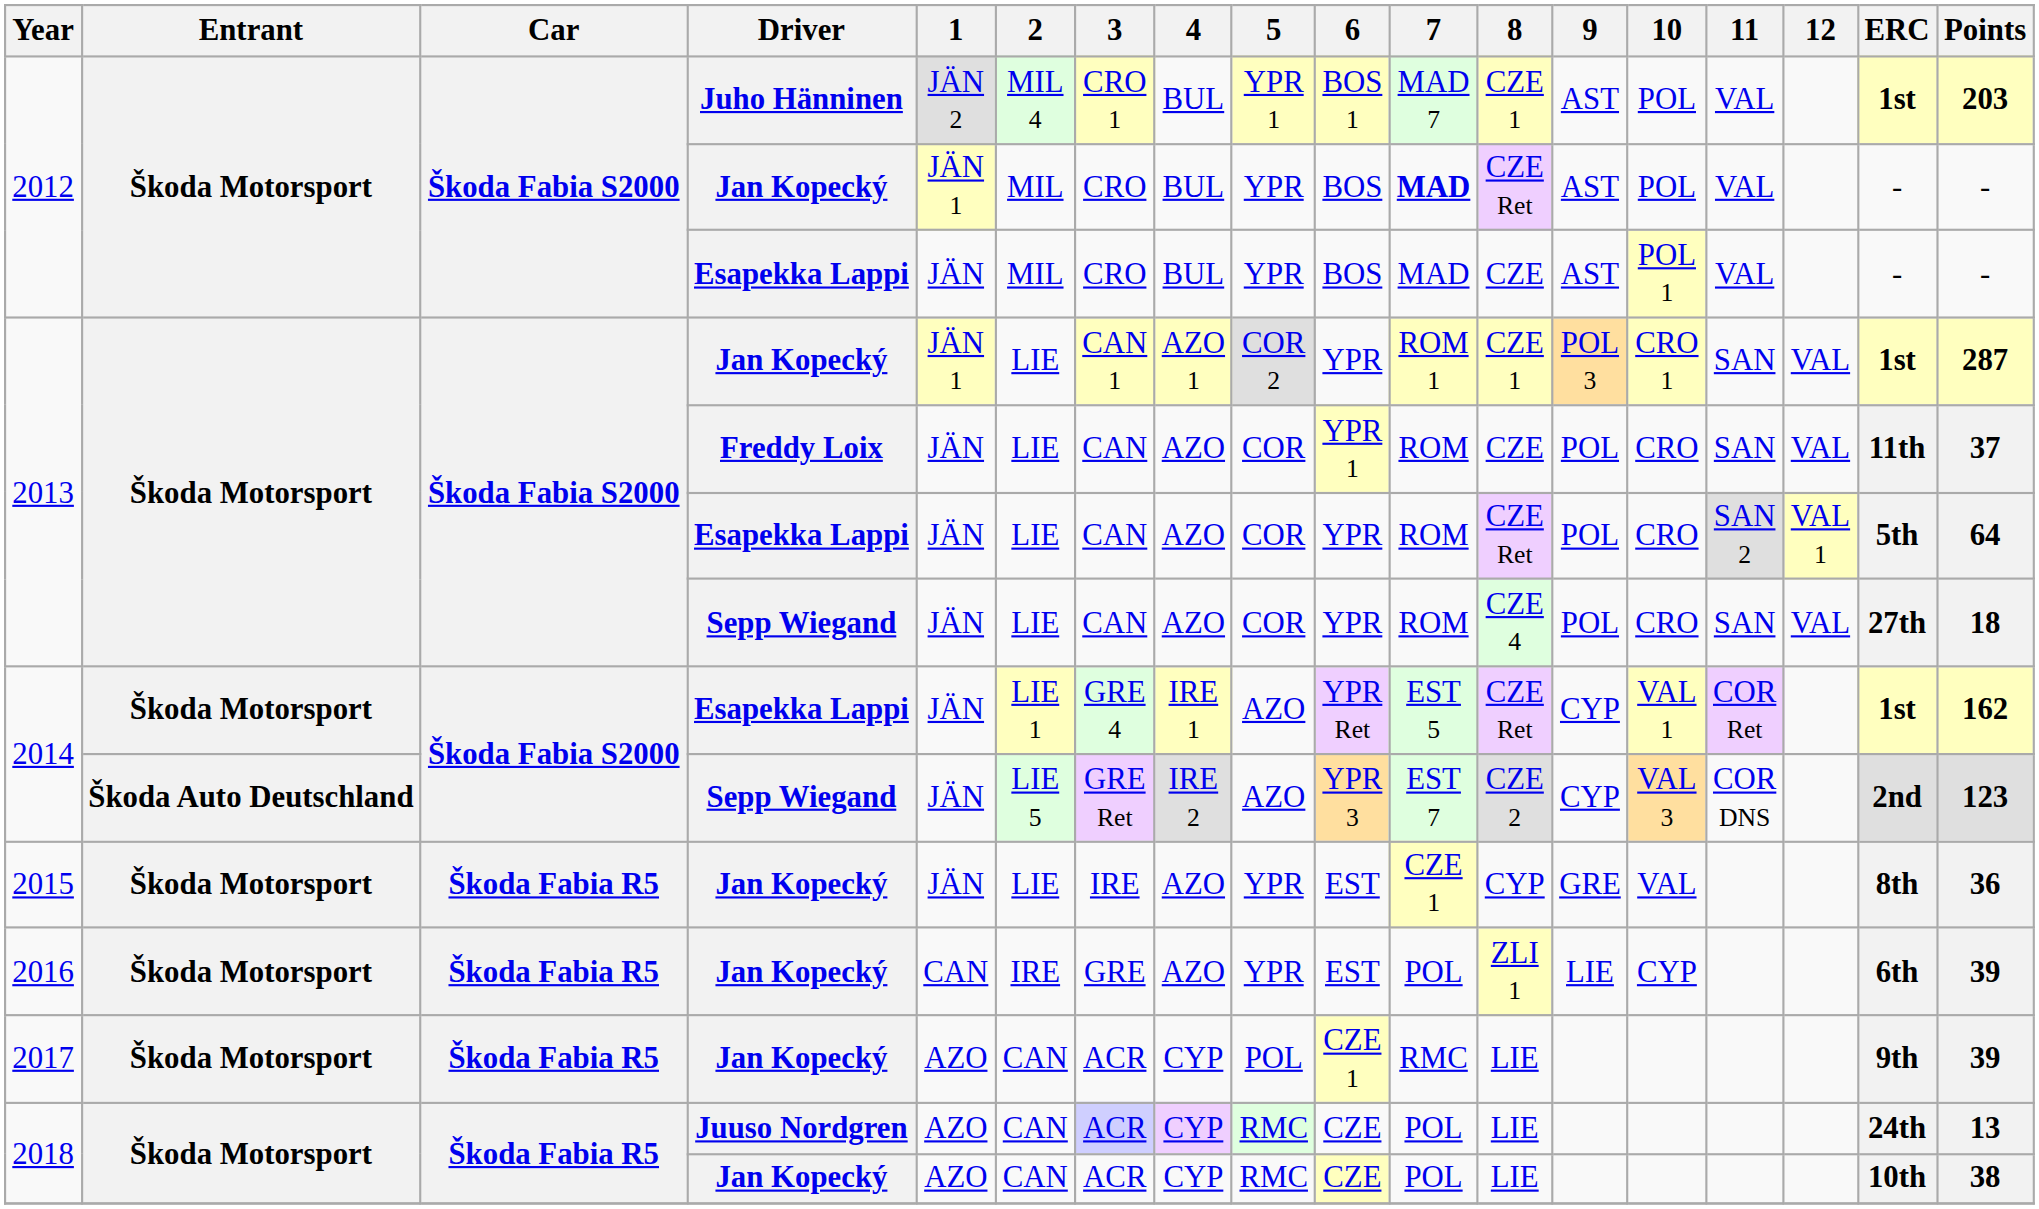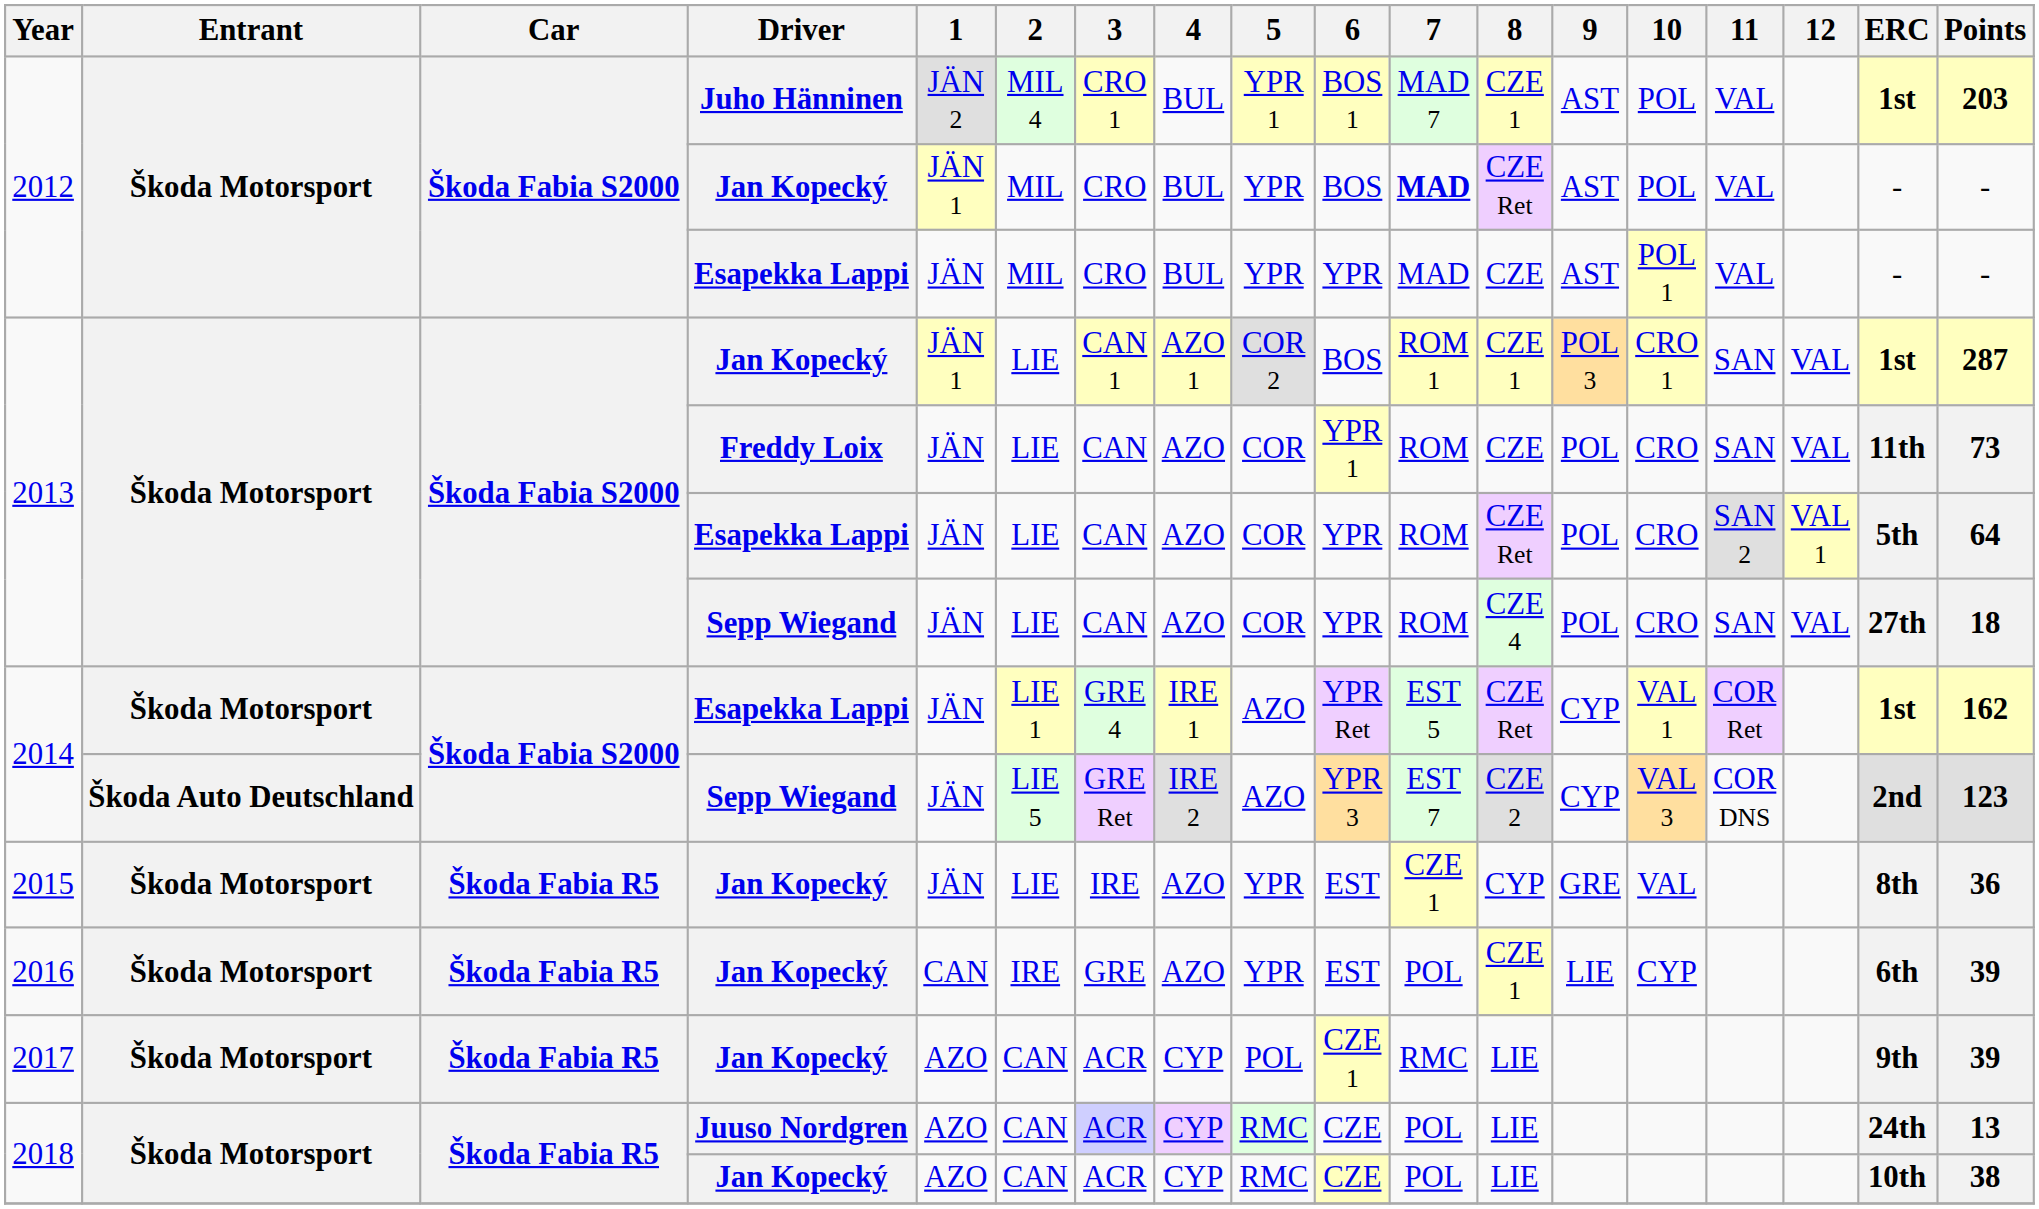(1352, 273) BOS -> (1352, 273) YPR
(1352, 360) YPR -> (1352, 360) BOS
(1985, 448) 37 -> (1985, 448) 73
(1515, 971) ZLI 1 -> (1515, 971) CZE 1
